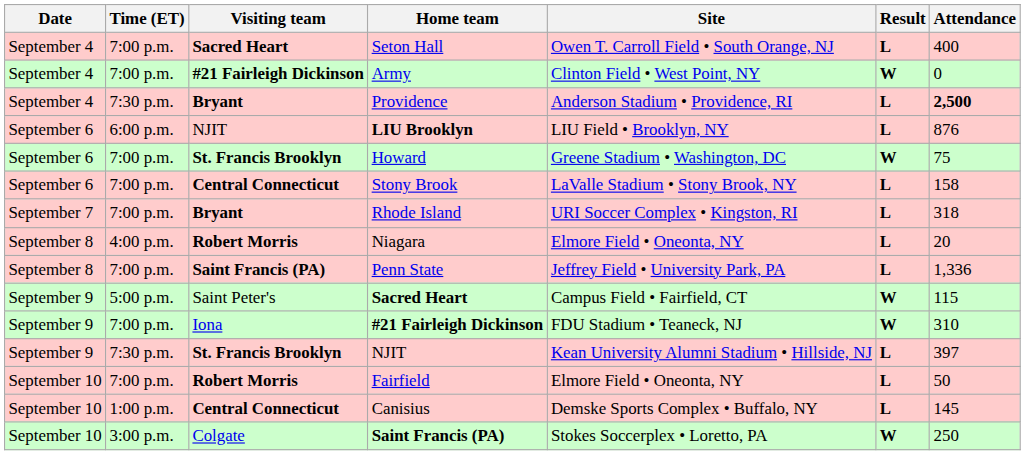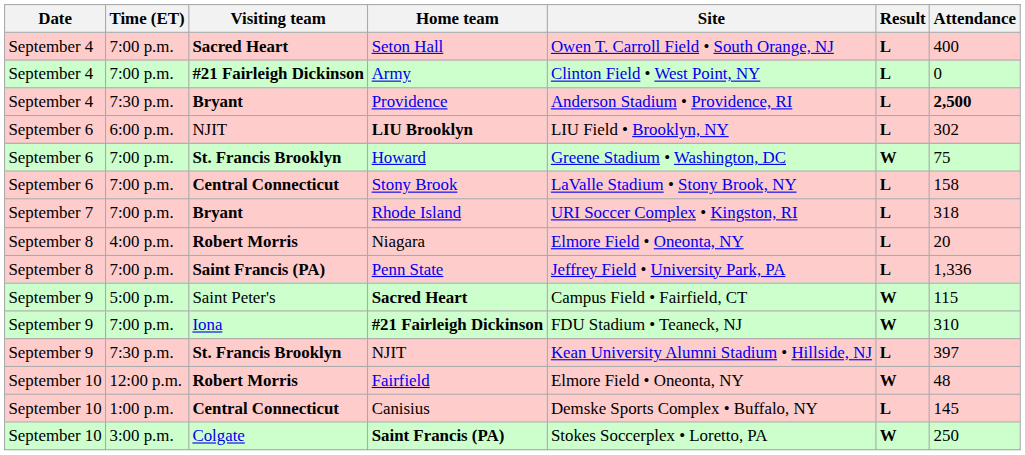(888, 74) W -> (885, 74) L
(946, 129) 876 -> (946, 129) 302
(142, 380) 7:00 p.m. -> (146, 380) 12:00 p.m.
(885, 380) L -> (888, 380) W
(942, 380) 50 -> (942, 380) 48
